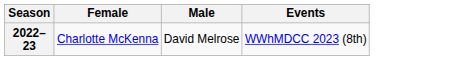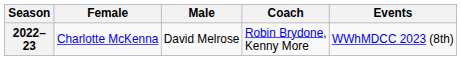+ column: (286, 13)
